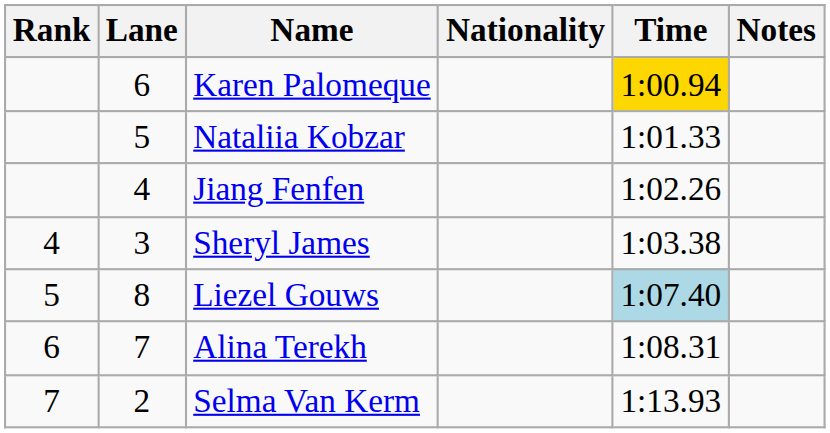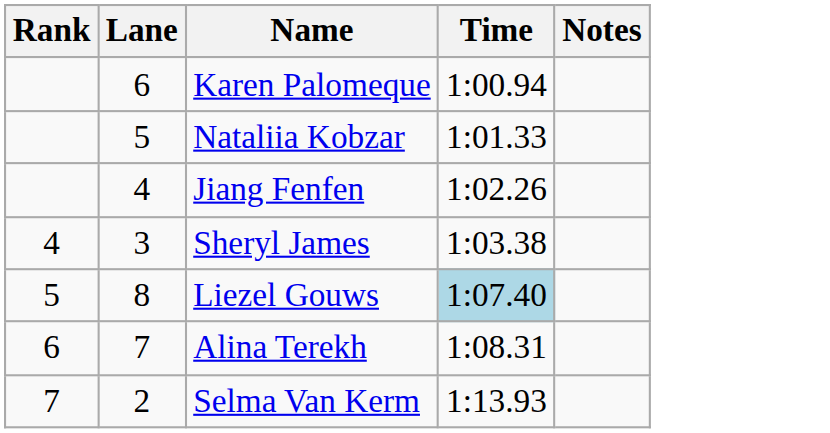- column: (526, 30)
(671, 83) gold background -> (496, 83) no background
